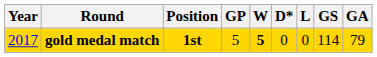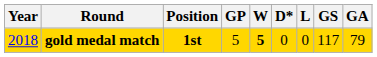(23, 40) 2017 -> (23, 40) 2018
(328, 40) 114 -> (328, 40) 117
